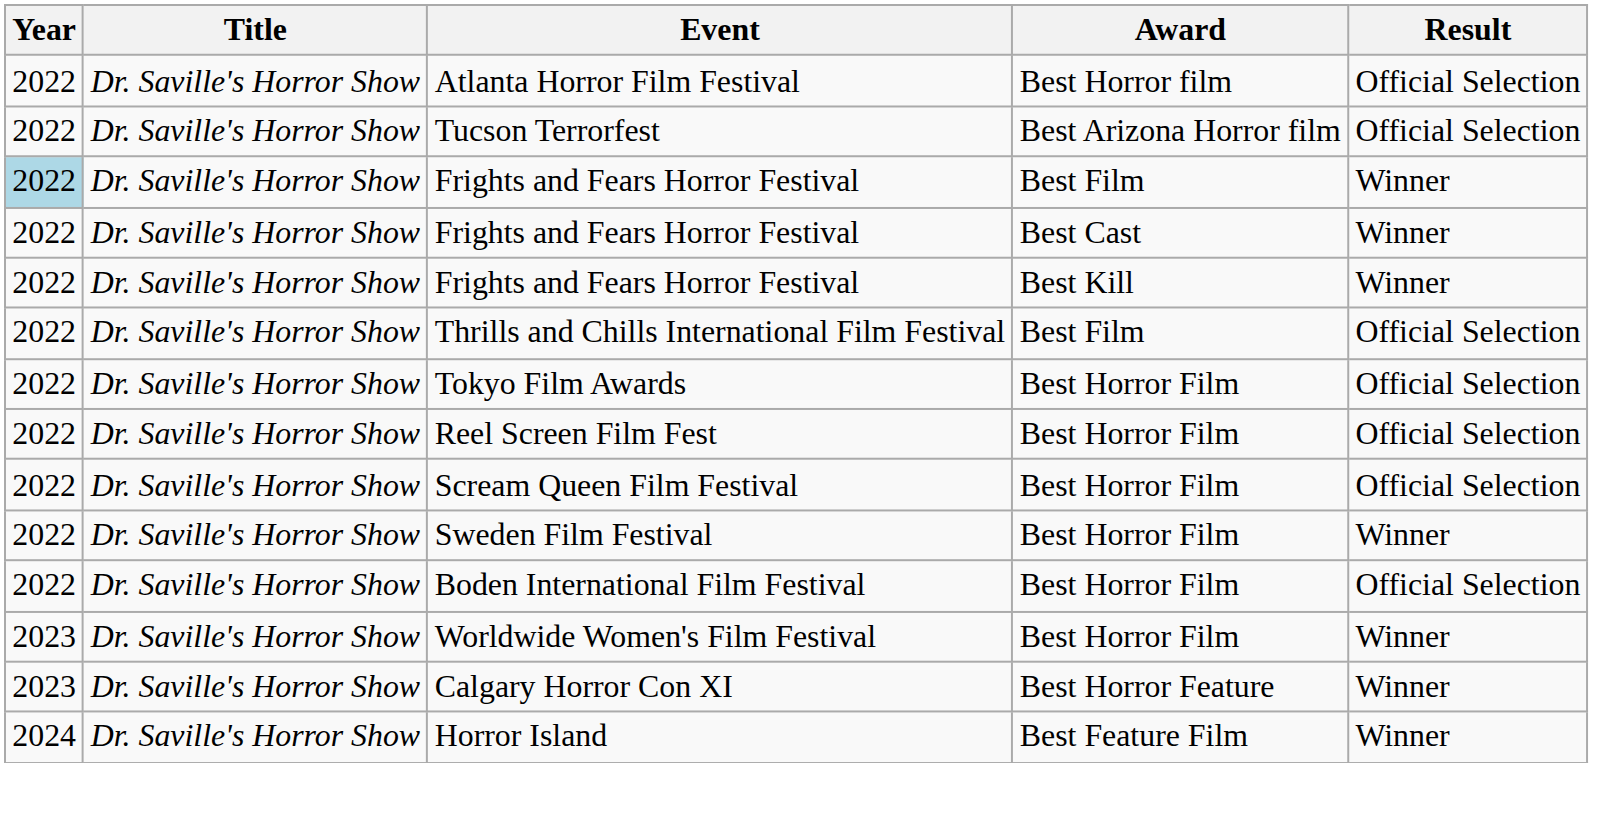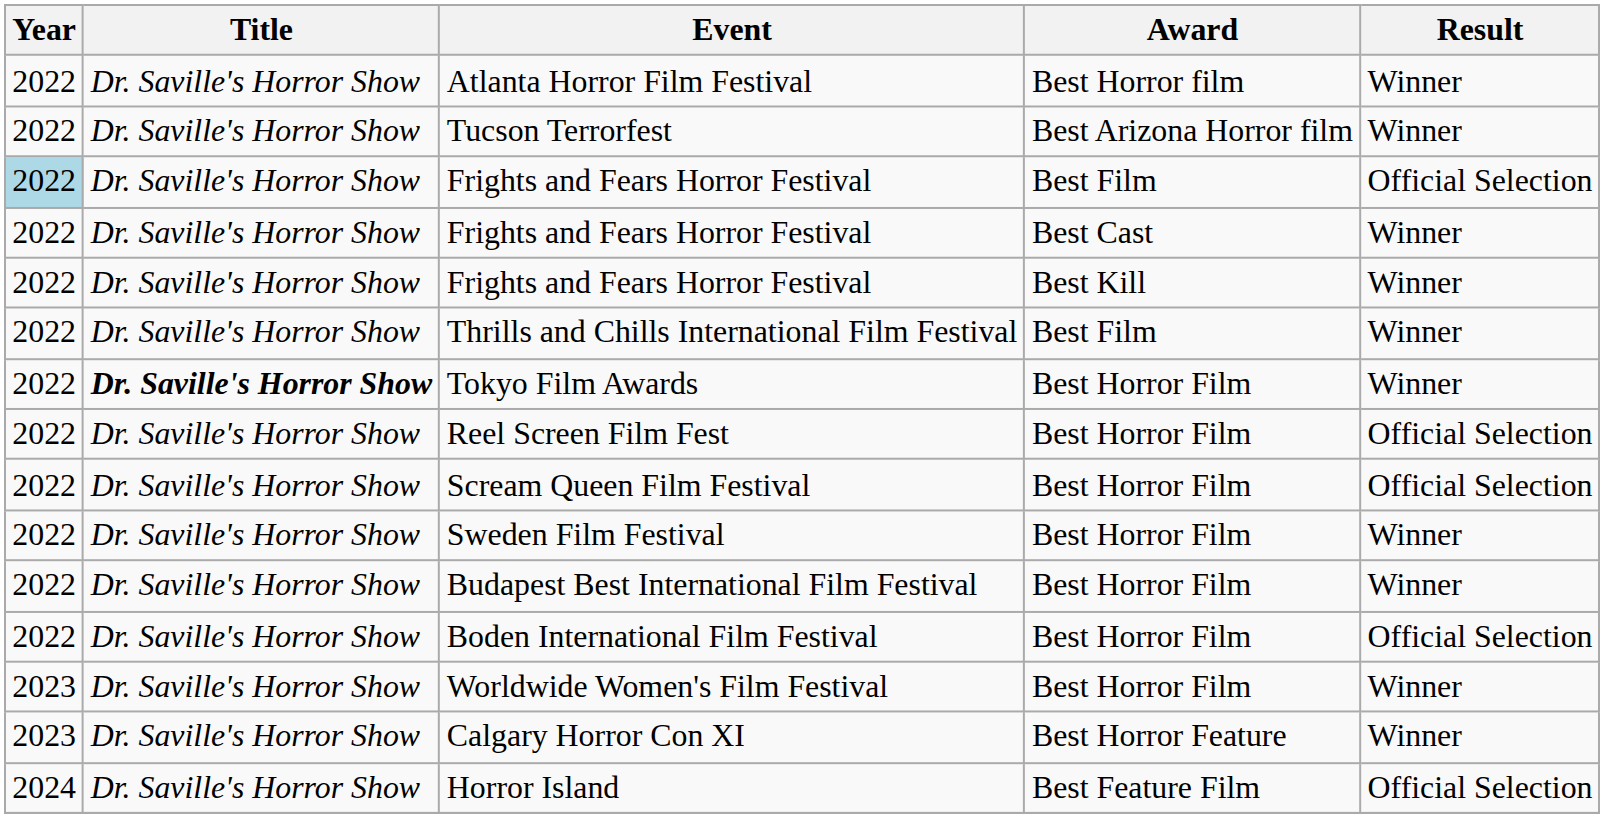(1468, 80) Official Selection -> (1415, 80) Winner
(1468, 130) Official Selection -> (1415, 130) Winner
(1403, 181) Winner -> (1480, 181) Official Selection
(1468, 332) Official Selection -> (1415, 332) Winner
(255, 383) normal -> (261, 383) bold
(1468, 383) Official Selection -> (1415, 383) Winner
+ row: (712, 585)
(1403, 736) Winner -> (1480, 787) Official Selection
